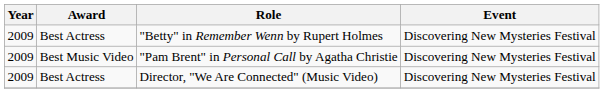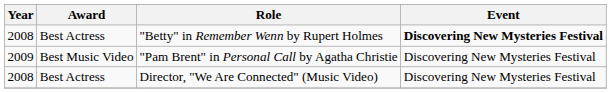(21, 35) 2009 -> (21, 35) 2008
(500, 35) normal -> (503, 35) bold
(21, 77) 2009 -> (21, 77) 2008
